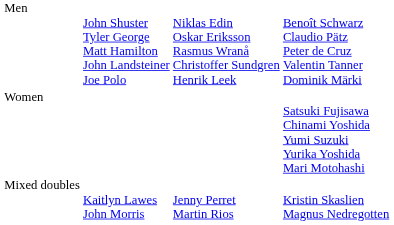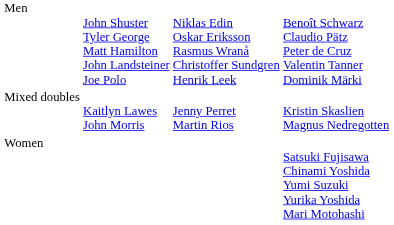rows swapped: (24, 97) <-> (42, 185)
